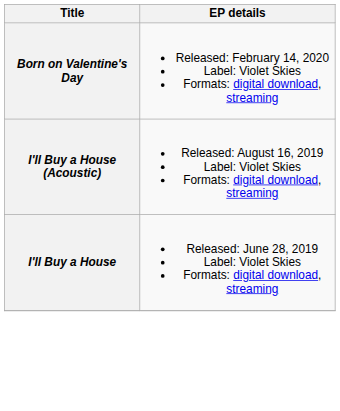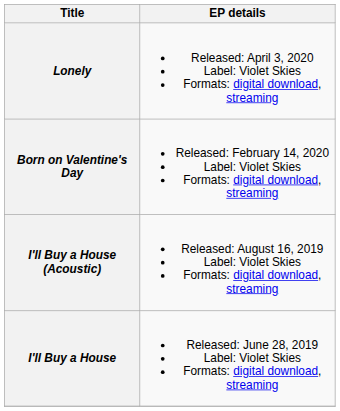+ row: (72, 71)
